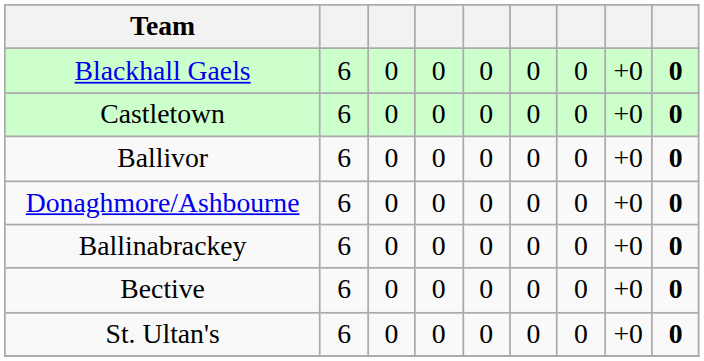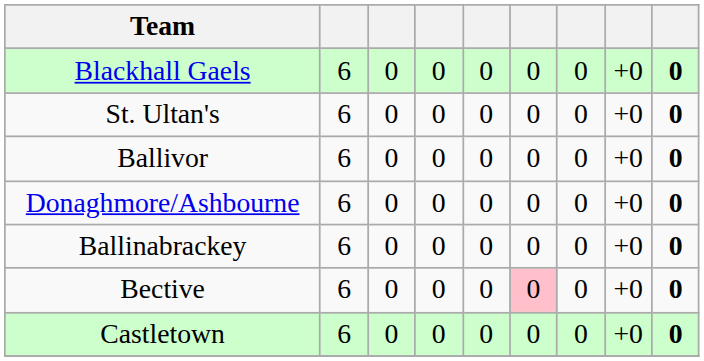rows swapped: (163, 114) <-> (163, 333)
(533, 289) no background -> (533, 289) pink background
